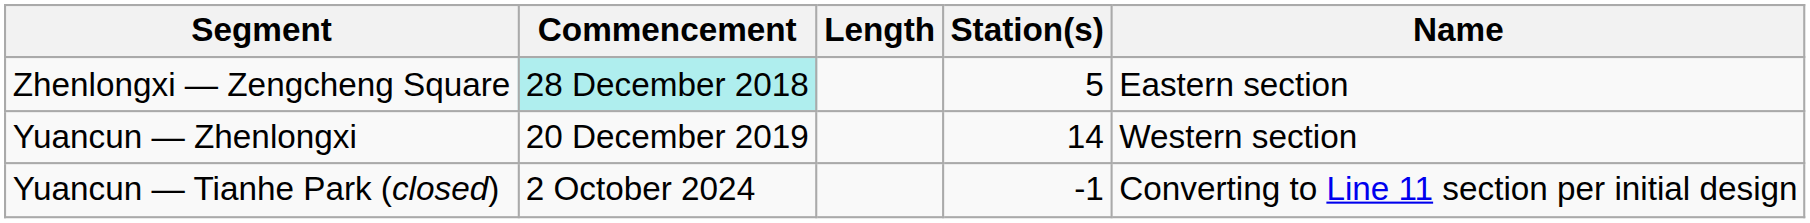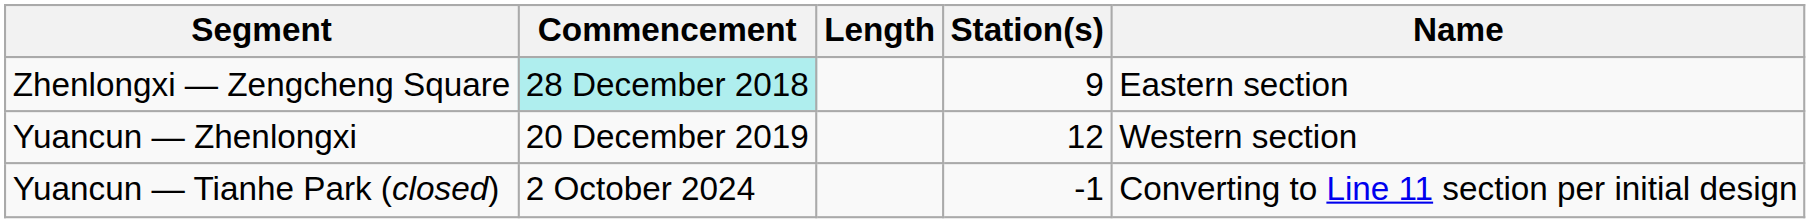(1095, 83) 5 -> (1095, 83) 9
(1085, 136) 14 -> (1085, 136) 12
